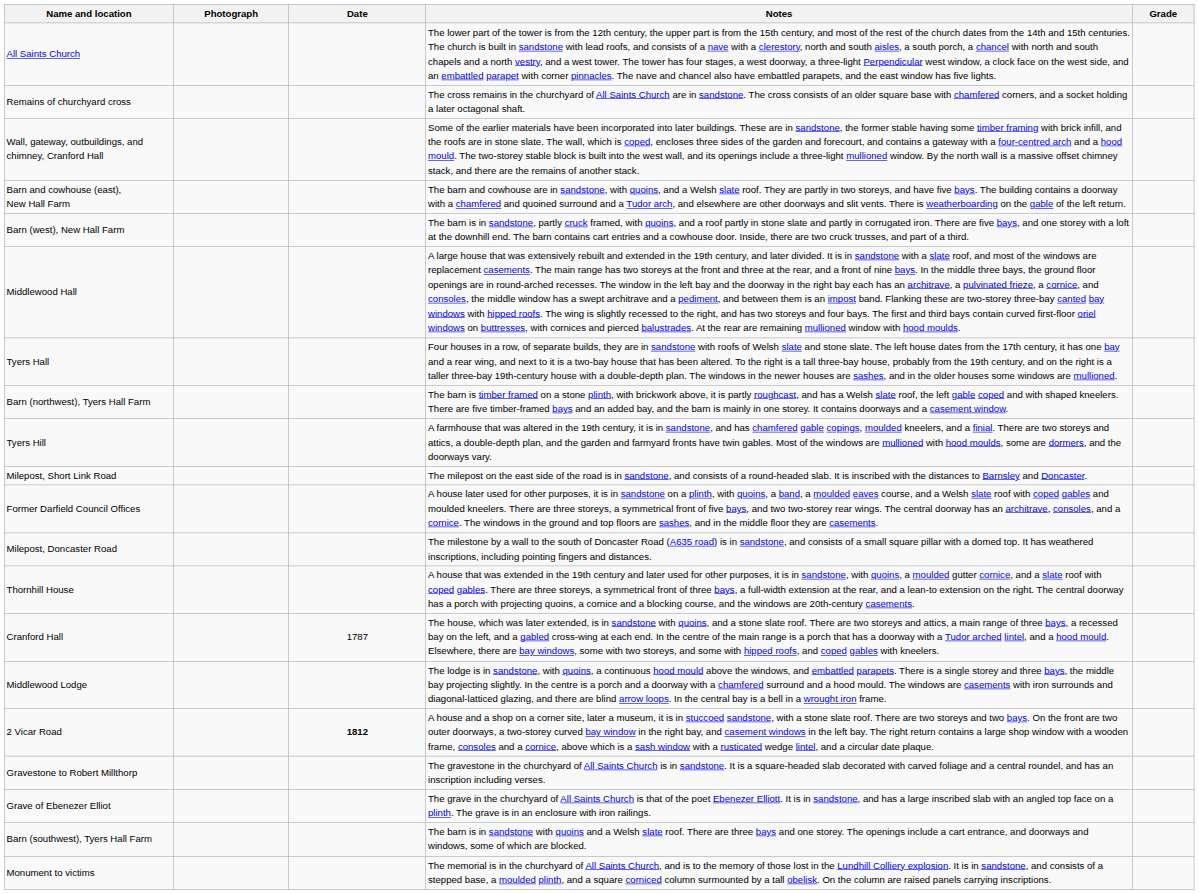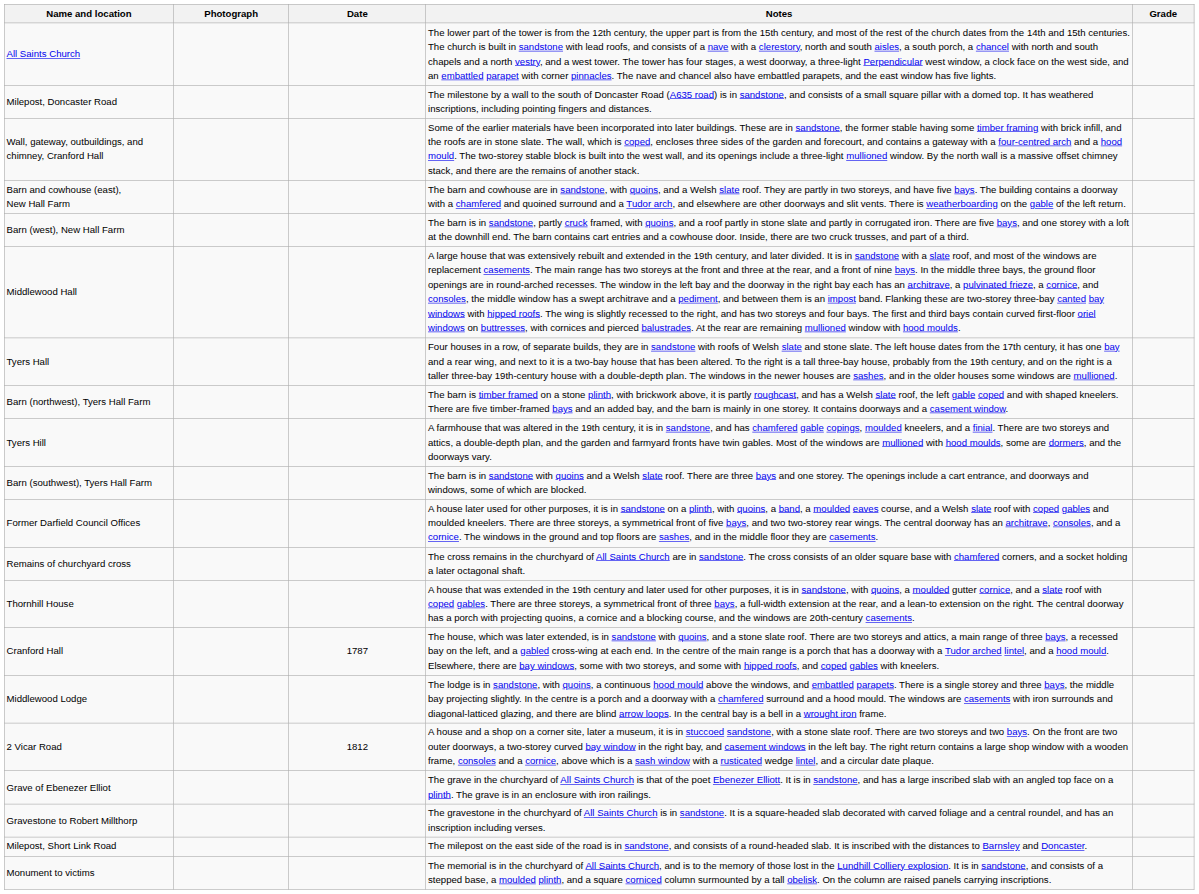rows swapped: (69, 101) <-> (62, 549)
rows swapped: (79, 839) <-> (61, 475)
(357, 732) bold -> (357, 747) normal
rows swapped: (72, 773) <-> (59, 806)
